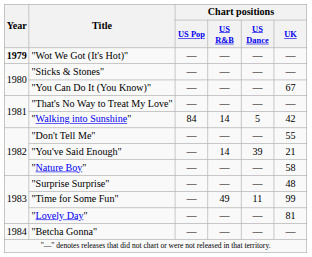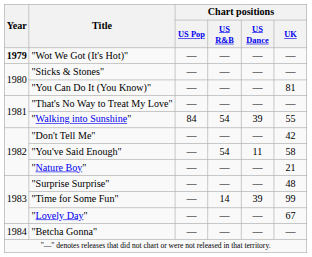(290, 87) 67 -> (290, 87) 81
(224, 119) 14 -> (224, 119) 54
(257, 119) 5 -> (257, 119) 39
(290, 119) 42 -> (290, 119) 55
(290, 135) 55 -> (290, 135) 42
(224, 151) 14 -> (224, 151) 54
(257, 151) 39 -> (257, 151) 11
(290, 151) 21 -> (290, 151) 58
(290, 167) 58 -> (290, 167) 21
(224, 199) 49 -> (224, 199) 14
(257, 199) 11 -> (257, 199) 39
(290, 215) 81 -> (290, 215) 67
